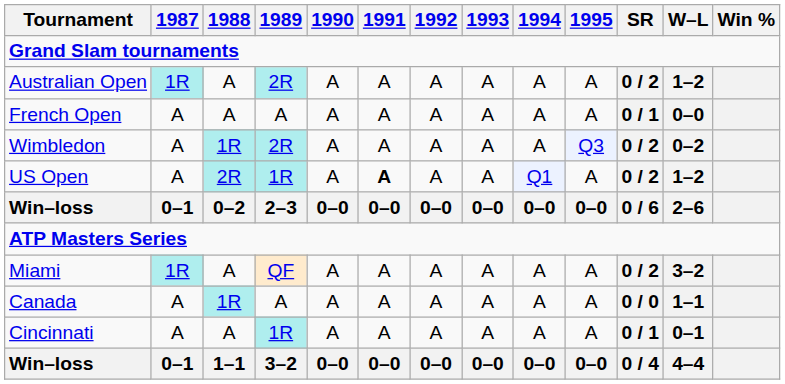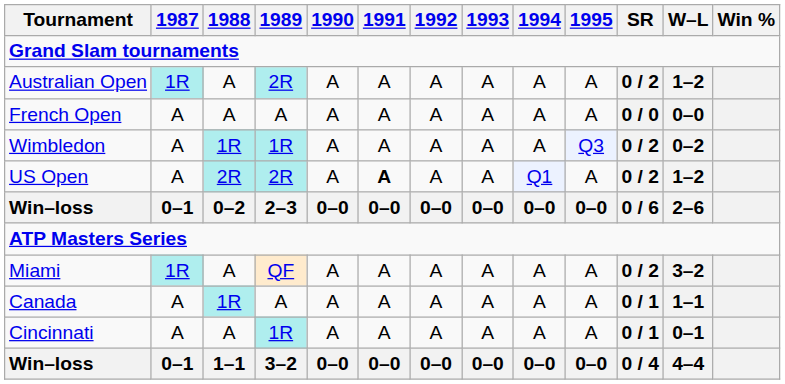(640, 113) 0 / 1 -> (640, 113) 0 / 0
(281, 144) 2R -> (281, 144) 1R
(281, 175) 1R -> (281, 175) 2R
(640, 300) 0 / 0 -> (640, 300) 0 / 1
